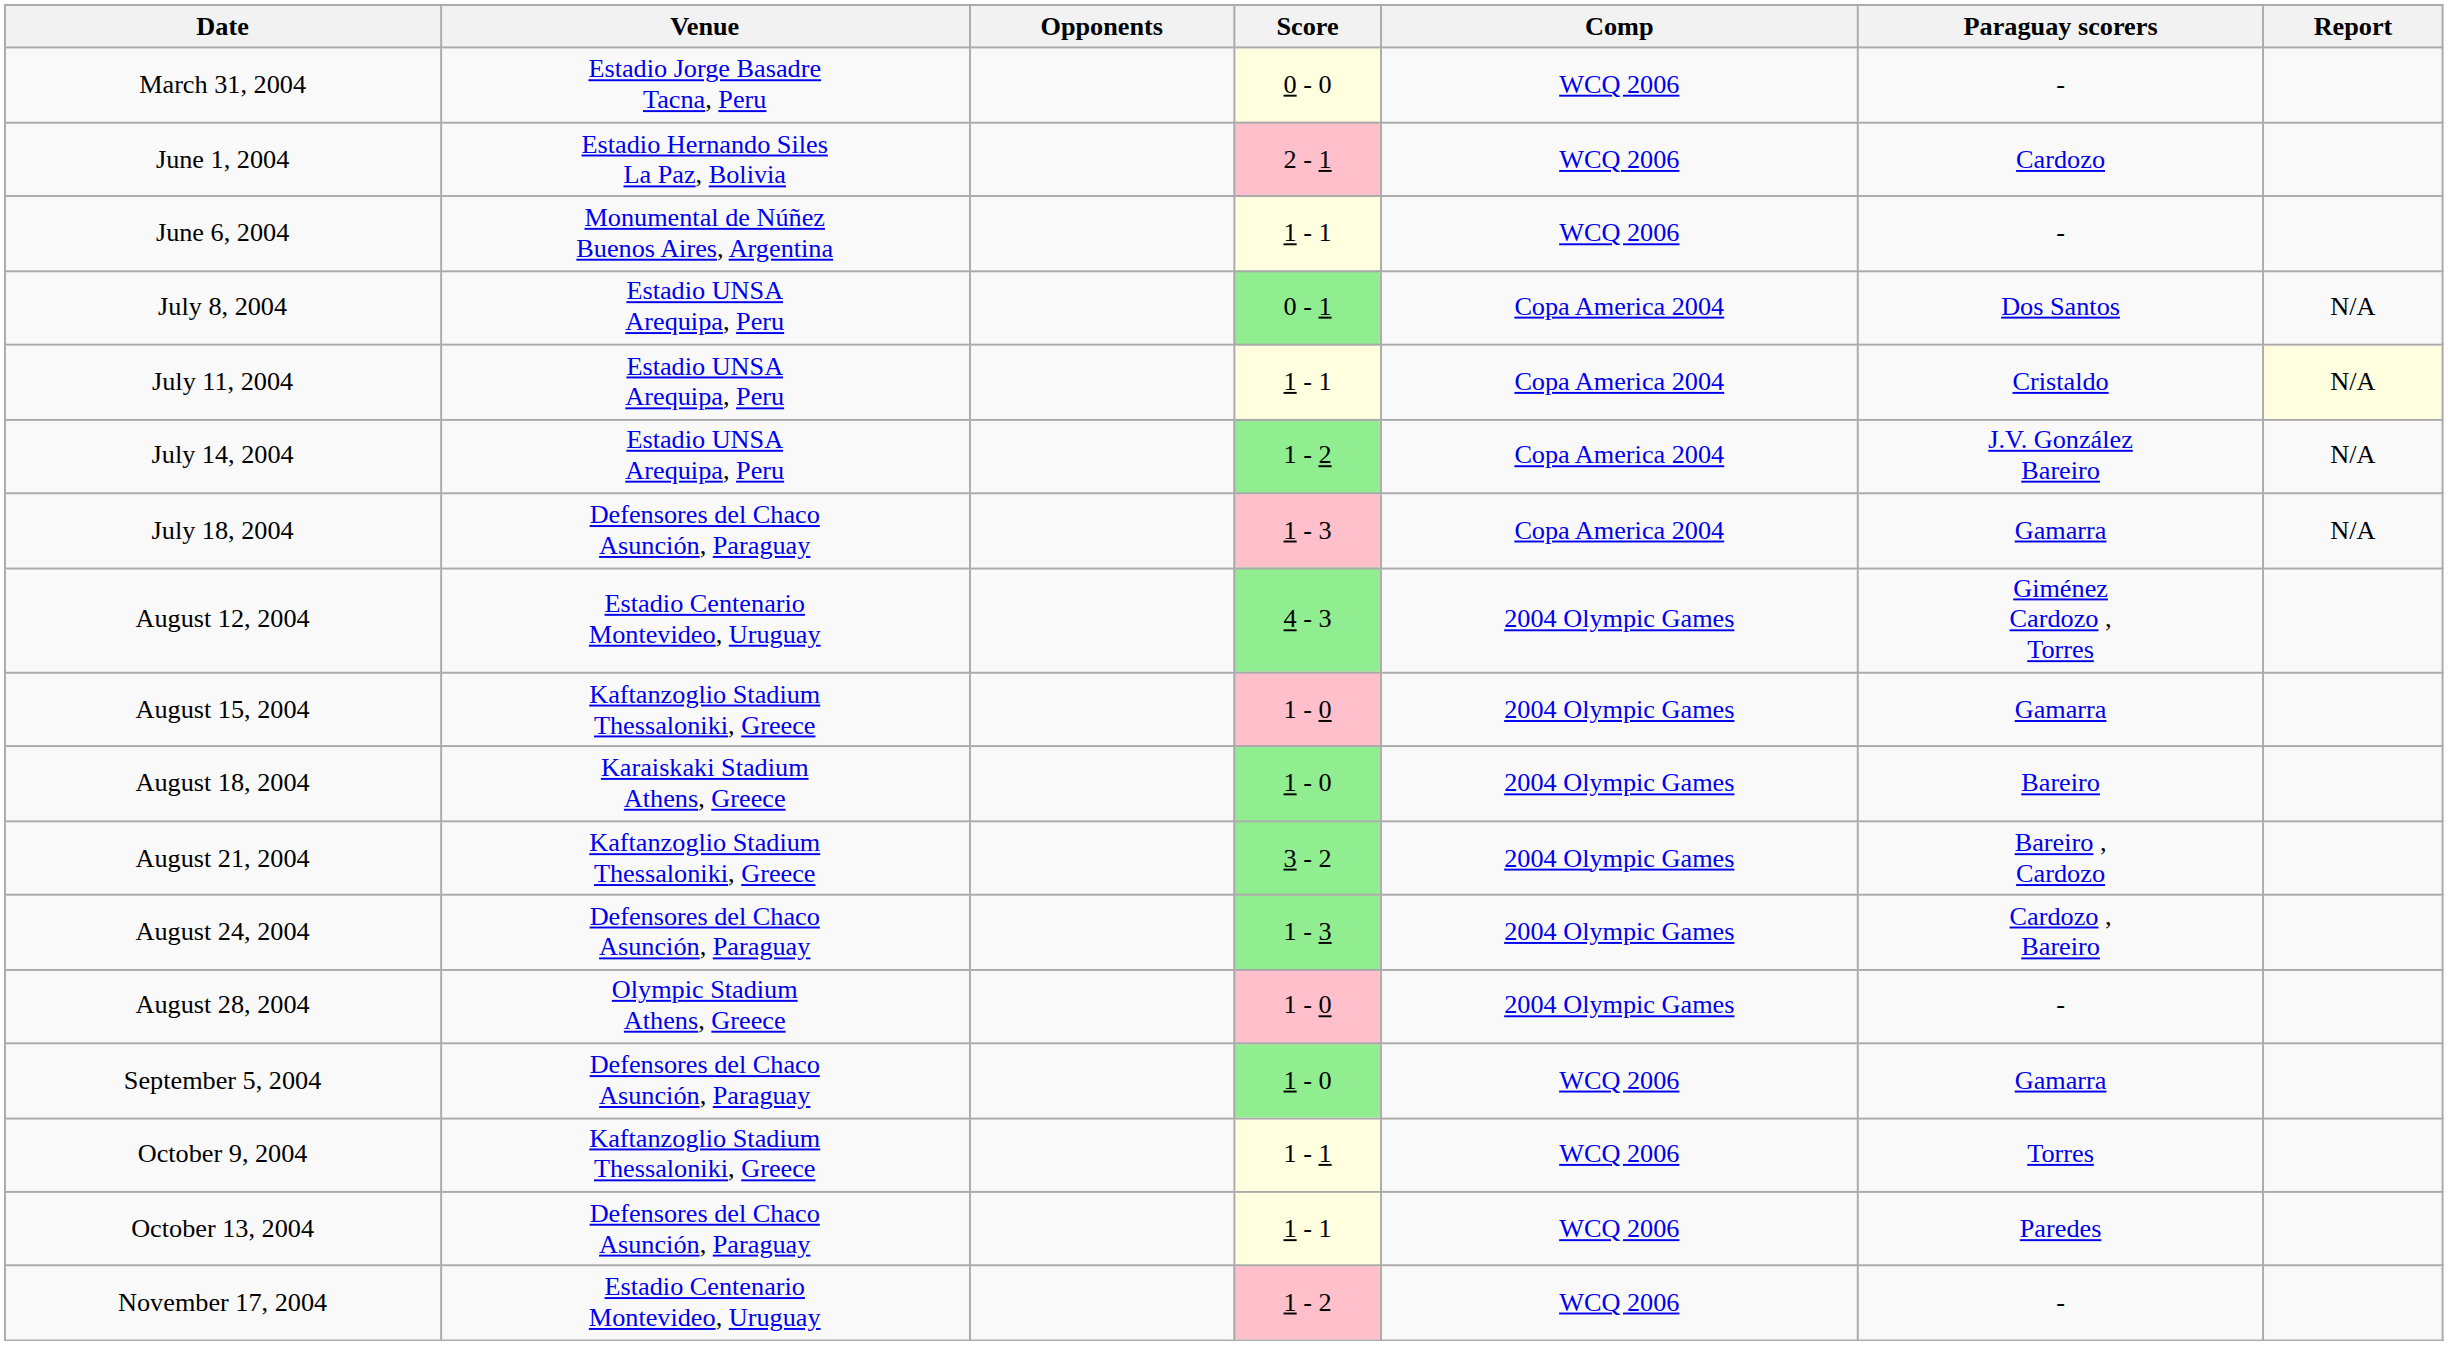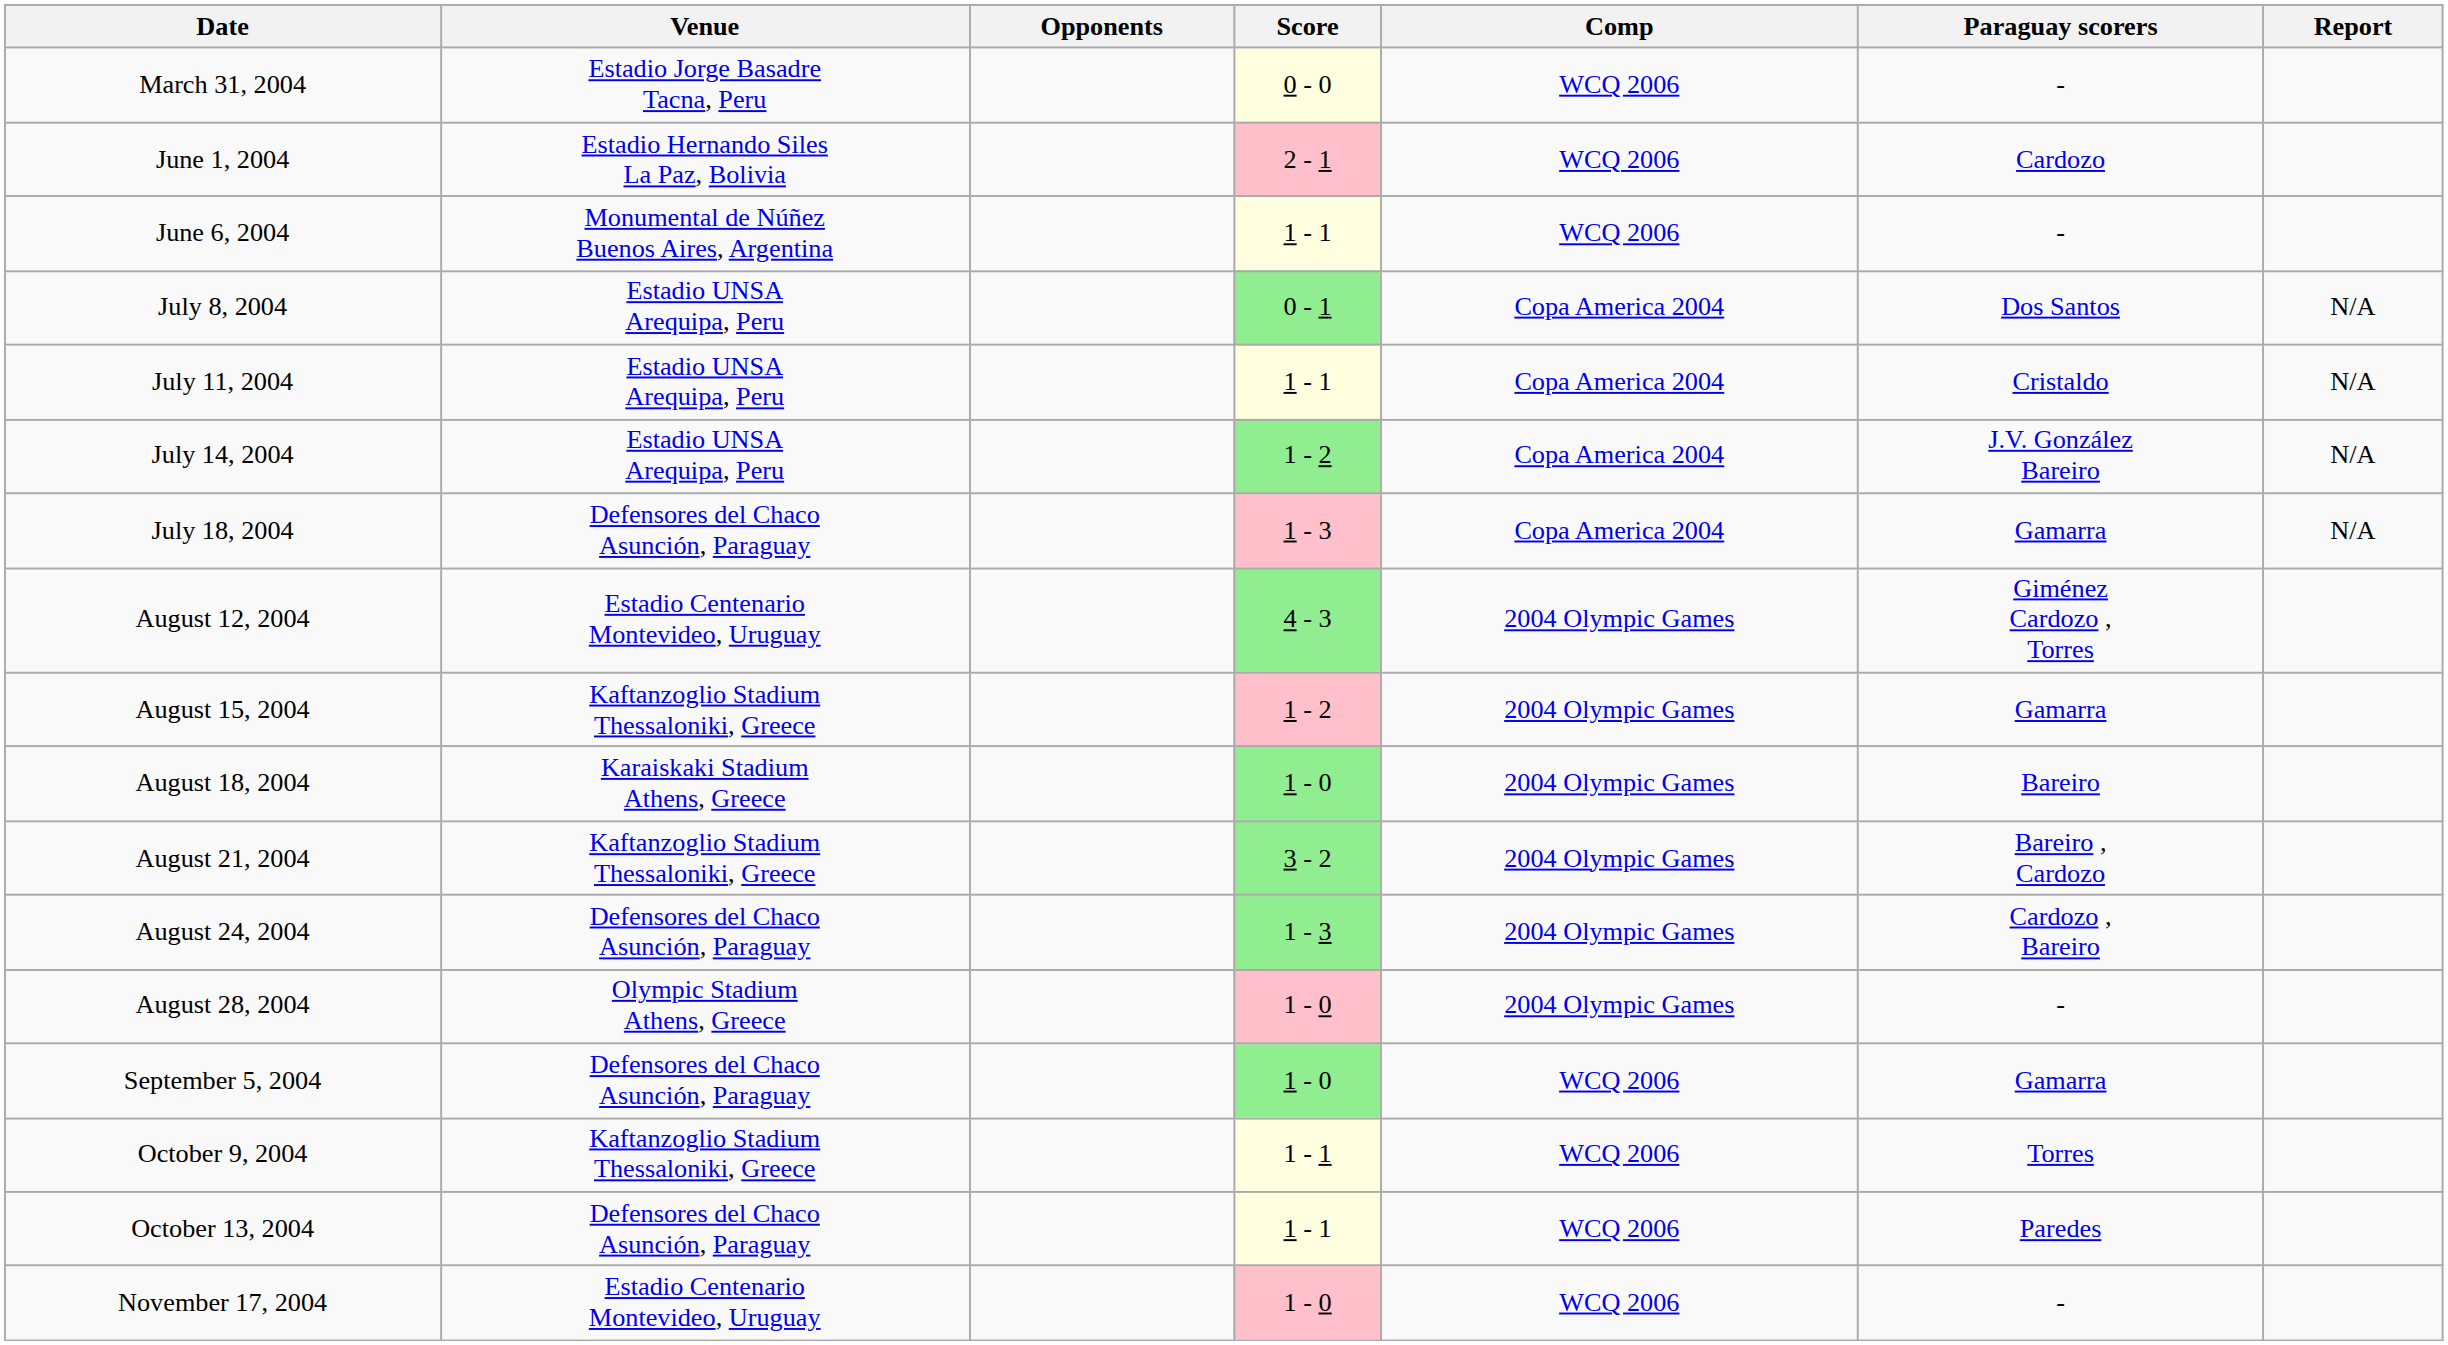(2353, 381) lightyellow background -> (2353, 381) no background
(1308, 708) 1 - 0 -> (1308, 708) 1 - 2
(1308, 1302) 1 - 2 -> (1308, 1302) 1 - 0
